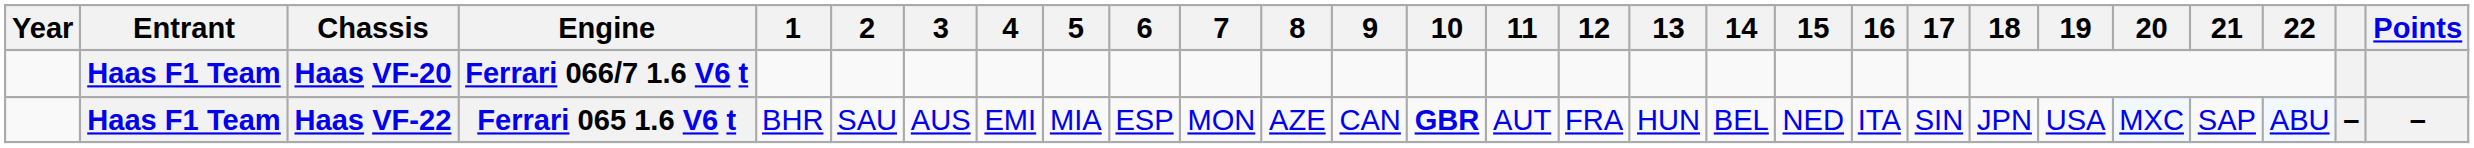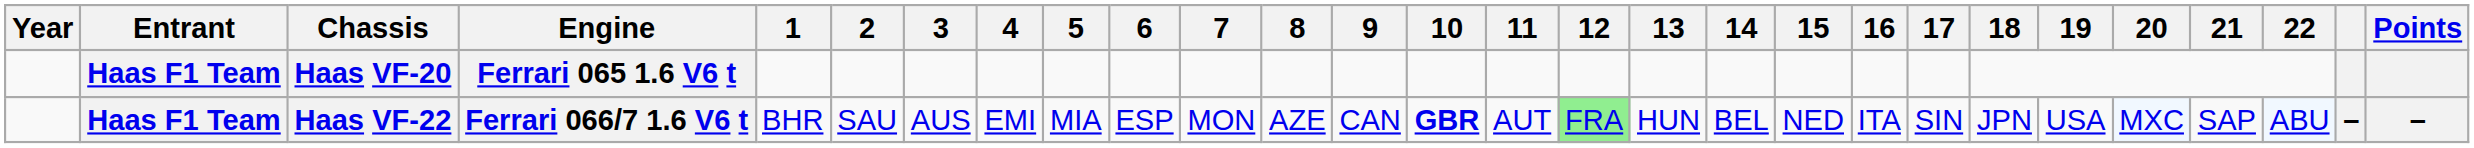(607, 73) Ferrari 066/7 1.6 V6 t -> (607, 73) Ferrari 065 1.6 V6 t
(607, 119) Ferrari 065 1.6 V6 t -> (607, 119) Ferrari 066/7 1.6 V6 t
(1594, 119) no background -> (1594, 119) lightgreen background
